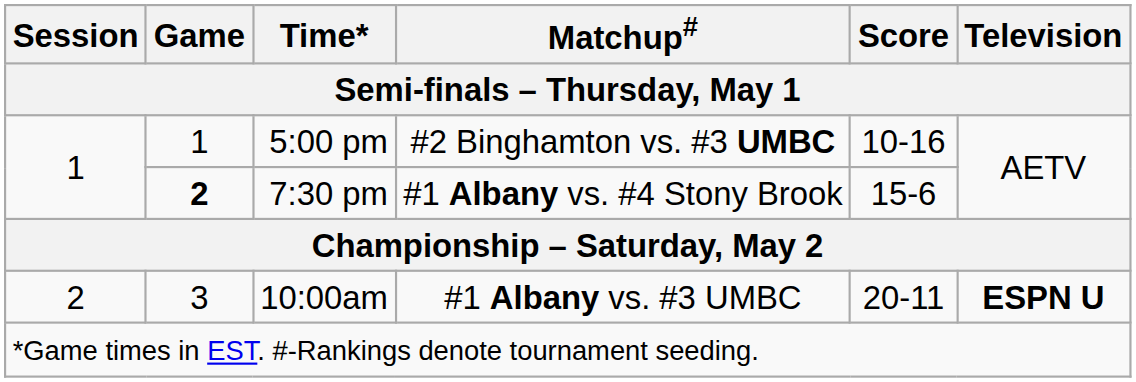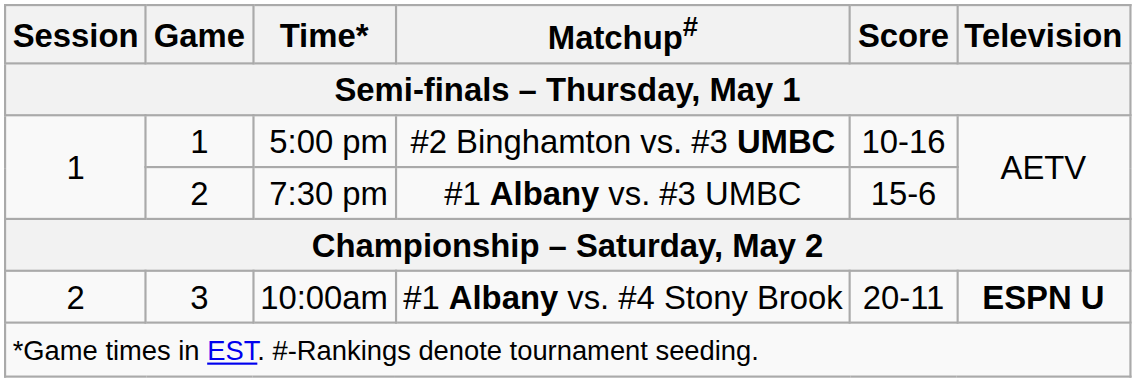(199, 194) bold -> (199, 194) normal
(623, 194) #1 Albany vs. #4 Stony Brook -> (623, 194) #1 Albany vs. #3 UMBC
(623, 298) #1 Albany vs. #3 UMBC -> (623, 298) #1 Albany vs. #4 Stony Brook
